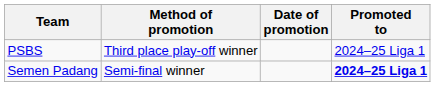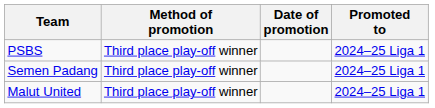(154, 71) Semi-final winner -> (181, 71) Third place play-off winner
(381, 71) bold -> (380, 71) normal
+ row: (44, 92)
